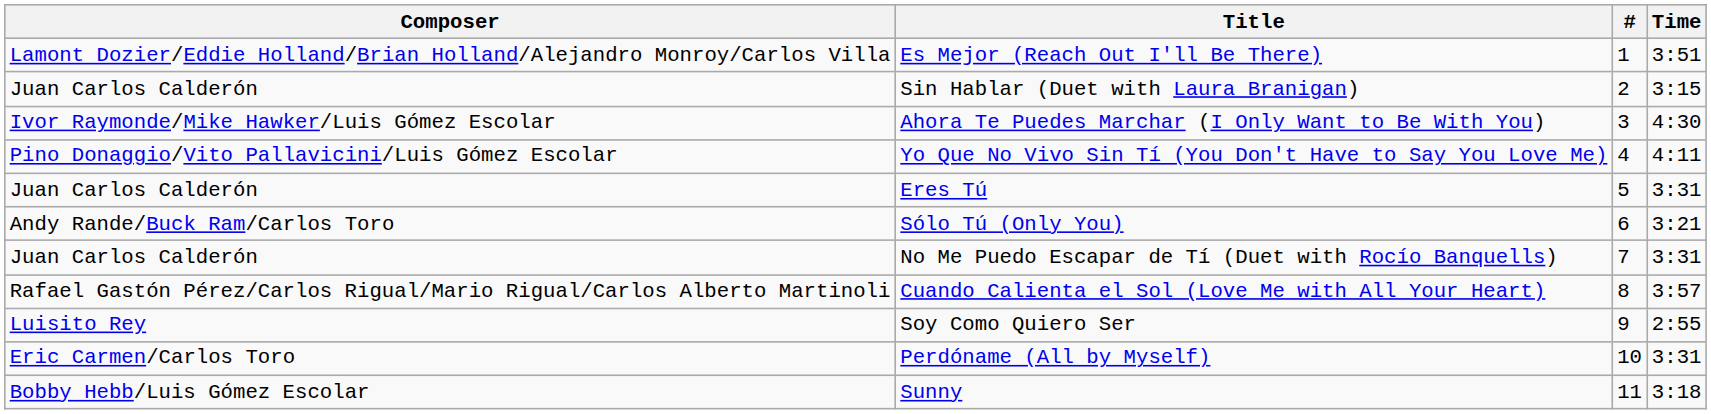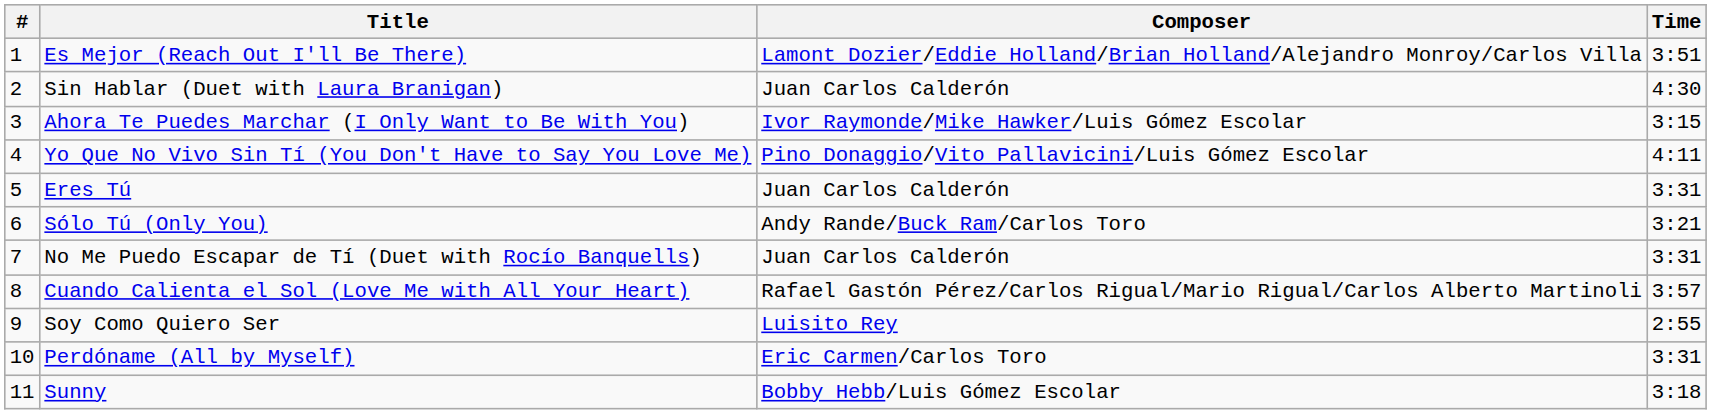columns swapped: (1630, 22) <-> (450, 22)
(1677, 89) 3:15 -> (1677, 89) 4:30
(1677, 123) 4:30 -> (1677, 123) 3:15
